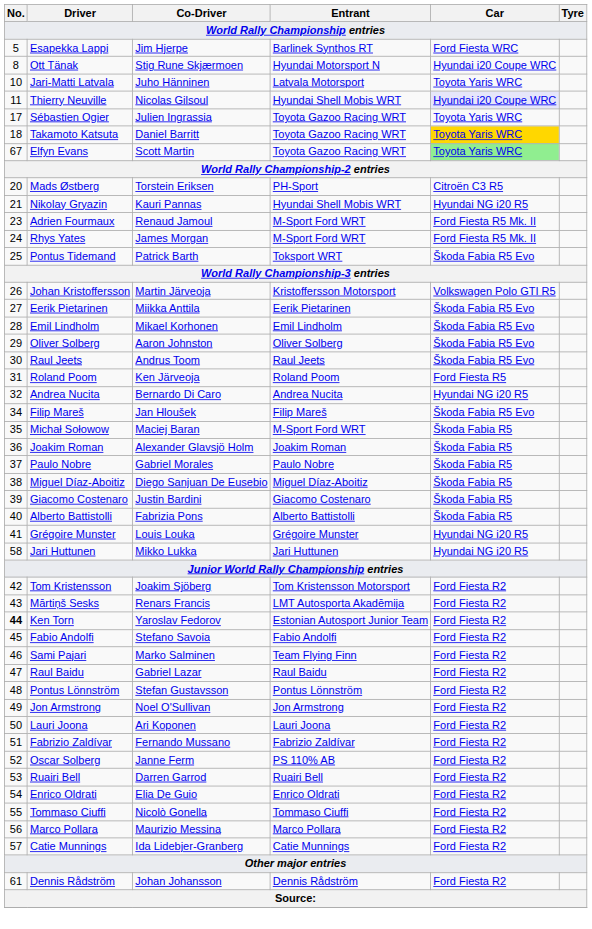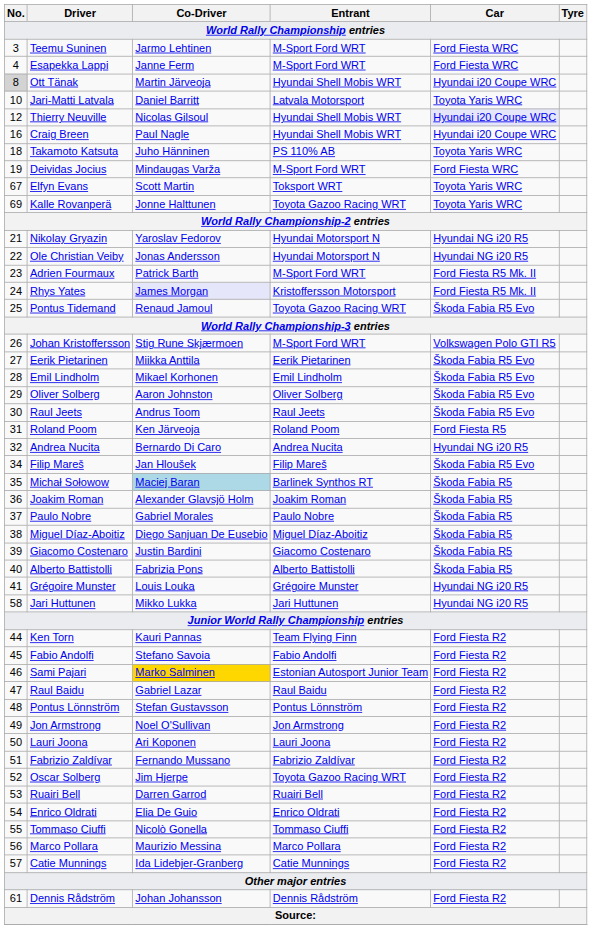+ row: (68, 47)
(16, 47) 5 -> (16, 65) 4
(162, 47) Jim Hjerpe -> (165, 65) Janne Ferm
(323, 47) Barlinek Synthos RT -> (319, 65) M-Sport Ford WRT
(16, 65) no background -> (16, 82) lightgrey background
(189, 65) Stig Rune Skjærmoen -> (173, 82) Martin Järveoja
(326, 65) Hyundai Motorsport N -> (337, 82) Hyundai Shell Mobis WRT
(172, 82) Juho Hänninen -> (167, 100) Daniel Barritt
(16, 100) 11 -> (16, 117) 12
+ row: (59, 134)
- row: (69, 117)
(167, 134) Daniel Barritt -> (172, 152) Juho Hänninen
(339, 134) Toyota Gazoo Racing WRT -> (304, 152) PS 110% AB
(478, 134) gold background -> (478, 152) no background
+ row: (68, 169)
(339, 152) Toyota Gazoo Racing WRT -> (308, 186) Toksport WRT
(478, 152) lightgreen background -> (478, 186) no background
+ row: (71, 204)
- row: (65, 186)
(168, 204) Kauri Pannas -> (178, 238) Yaroslav Fedorov
(337, 204) Hyundai Shell Mobis WRT -> (326, 238) Hyundai Motorsport N
+ row: (77, 256)
(174, 221) Renaud Jamoul -> (167, 273) Patrick Barth
(172, 238) no background -> (172, 291) lavender background
(319, 238) M-Sport Ford WRT -> (334, 291) Kristoffersson Motorsport
(167, 256) Patrick Barth -> (174, 308) Renaud Jamoul
(308, 256) Toksport WRT -> (339, 308) Toyota Gazoo Racing WRT
(173, 291) Martin Järveoja -> (189, 343) Stig Rune Skjærmoen
(334, 291) Kristoffersson Motorsport -> (319, 343) M-Sport Ford WRT
(167, 429) no background -> (167, 482) lightblue background
(319, 429) M-Sport Ford WRT -> (323, 482) Barlinek Synthos RT
- row: (71, 586)
- row: (65, 603)
(16, 620) bold -> (16, 638) normal
(178, 620) Yaroslav Fedorov -> (168, 638) Kauri Pannas
(350, 620) Estonian Autosport Junior Team -> (315, 638) Team Flying Finn
(175, 655) no background -> (175, 673) gold background
(315, 655) Team Flying Finn -> (350, 673) Estonian Autosport Junior Team
(165, 759) Janne Ferm -> (162, 777) Jim Hjerpe
(304, 759) PS 110% AB -> (339, 777) Toyota Gazoo Racing WRT
